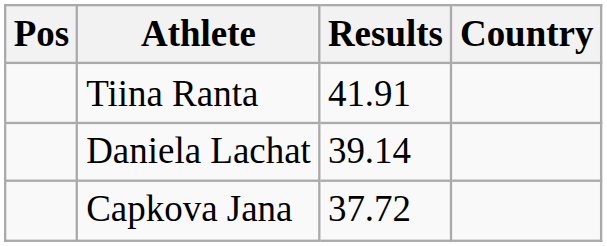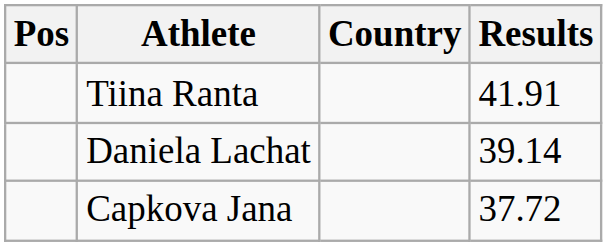columns swapped: (527, 33) <-> (385, 33)
